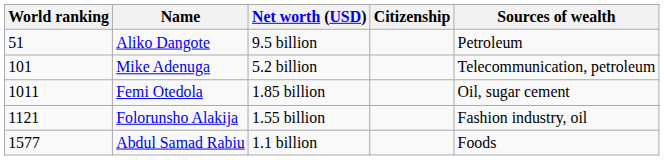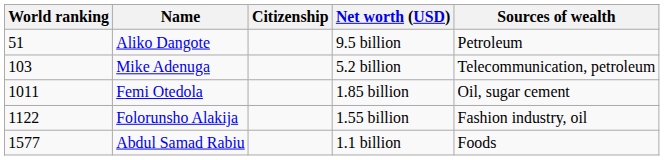columns swapped: (412, 17) <-> (309, 17)
(20, 67) 101 -> (20, 67) 103
(24, 117) 1121 -> (24, 117) 1122
